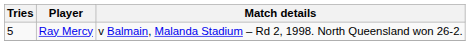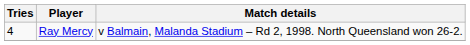(10, 31) 5 -> (10, 31) 4
